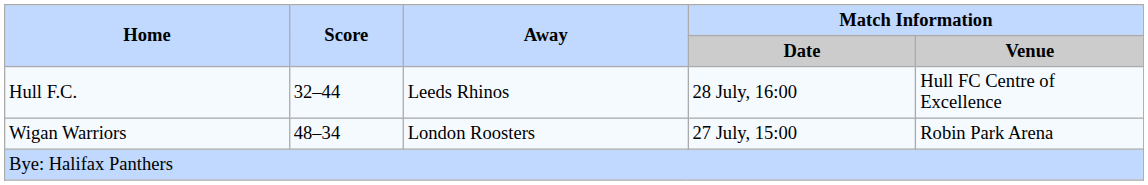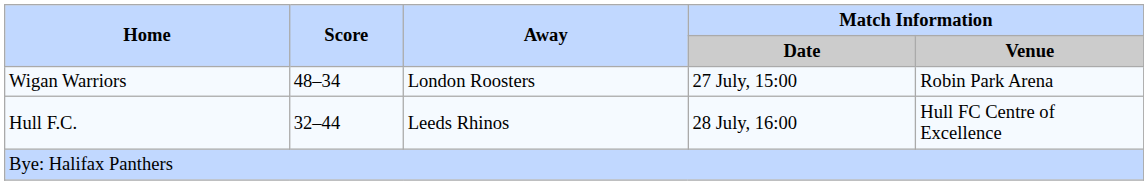rows swapped: (68, 134) <-> (43, 92)
